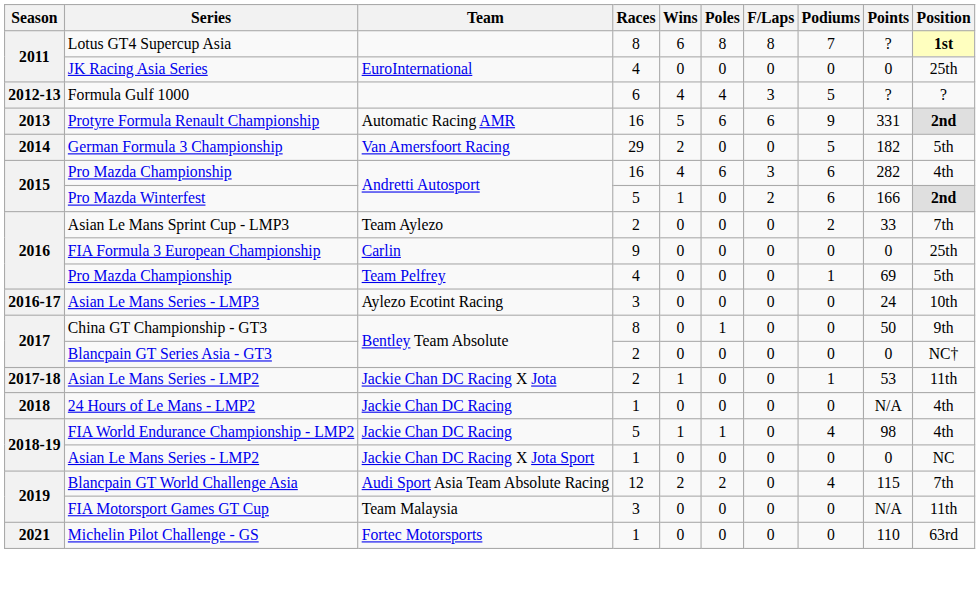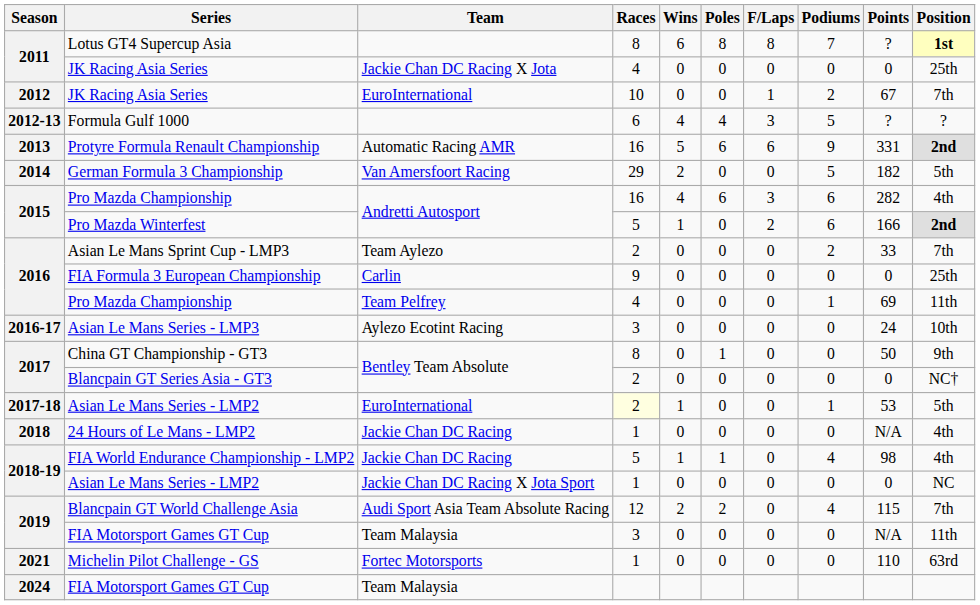(417, 69) EuroInternational -> (459, 69) Jackie Chan DC Racing X Jota
+ row: (34, 95)
(944, 276) 5th -> (944, 302) 11th
(459, 380) Jackie Chan DC Racing X Jota -> (417, 406) EuroInternational
(636, 380) no background -> (636, 406) lightyellow background
(944, 380) 11th -> (944, 406) 5th
+ row: (34, 587)
